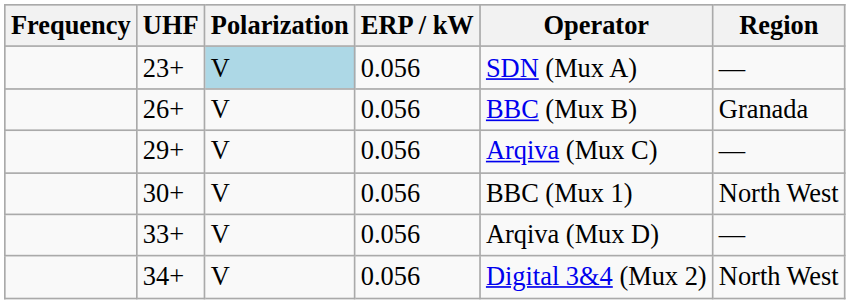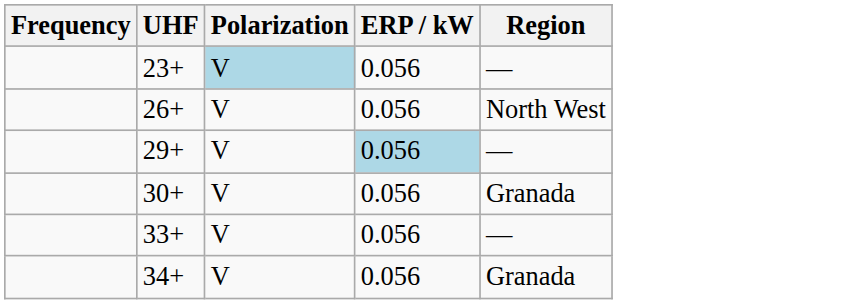- column: (596, 25)
(764, 109) Granada -> (546, 109) North West
(390, 151) no background -> (390, 151) lightblue background
(779, 192) North West -> (531, 192) Granada
(779, 276) North West -> (531, 276) Granada
